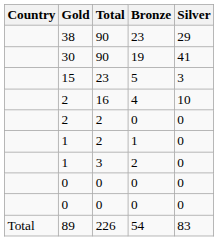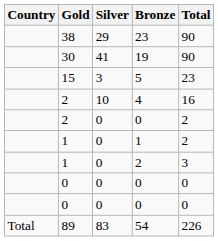columns swapped: (194, 15) <-> (110, 15)
